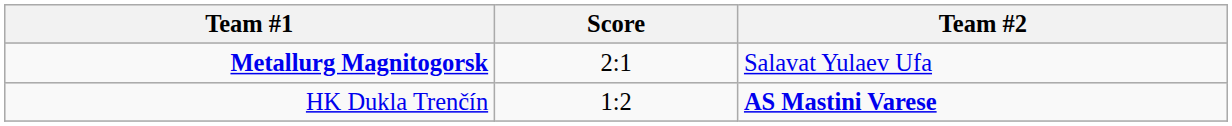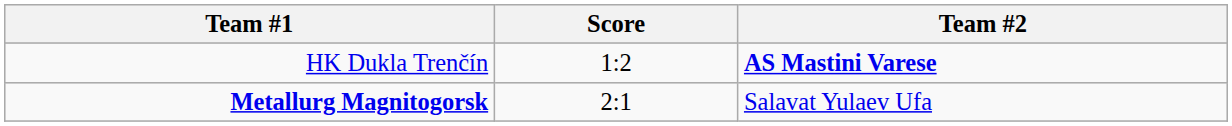rows swapped: (359, 62) <-> (397, 101)
